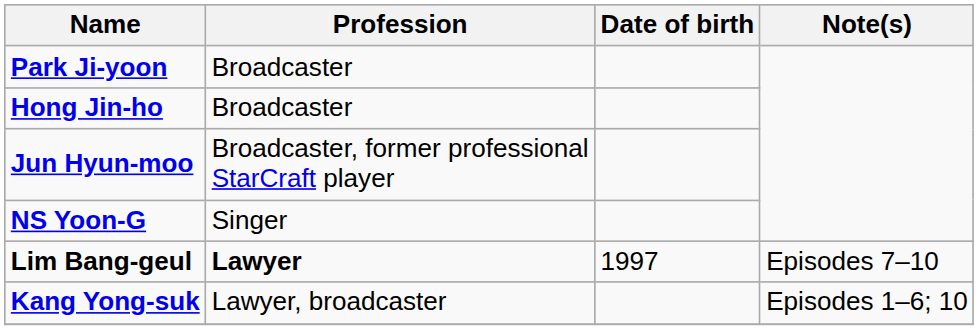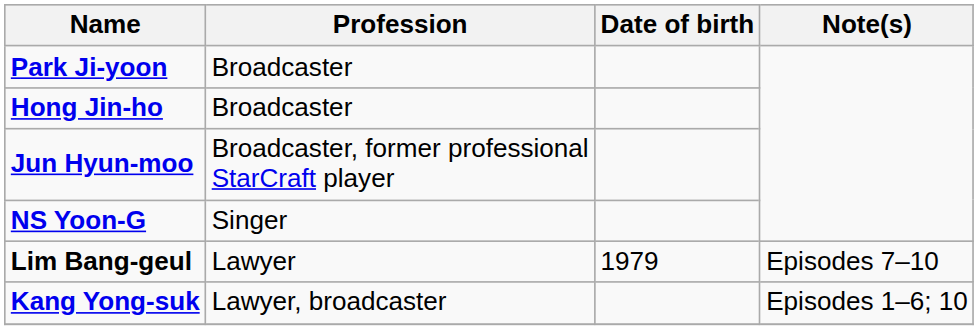(257, 261) bold -> (254, 261) normal
(630, 261) 1997 -> (630, 261) 1979
